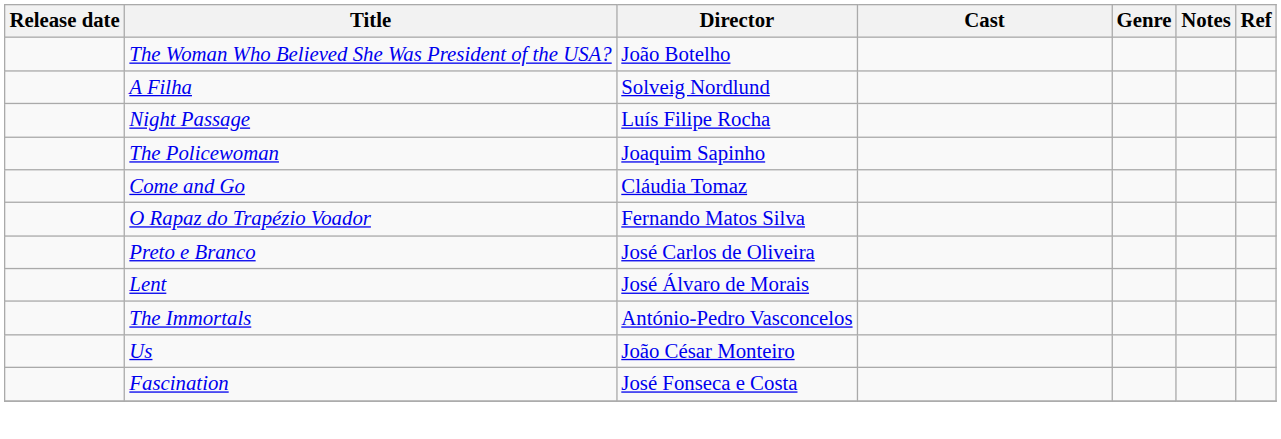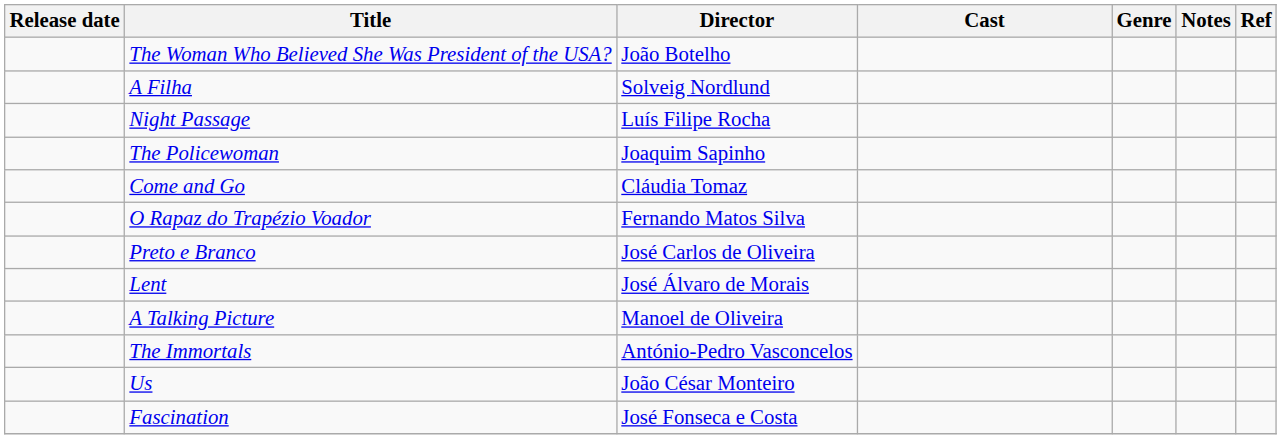+ row: (202, 317)
